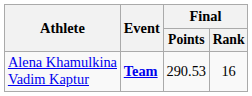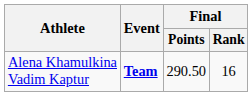(186, 71) 290.53 -> (186, 71) 290.50
